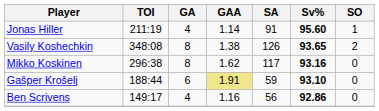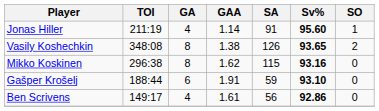(271, 64) 117 -> (271, 64) 115
(229, 81) khaki background -> (229, 81) no background
(229, 98) 1.16 -> (229, 98) 1.61
